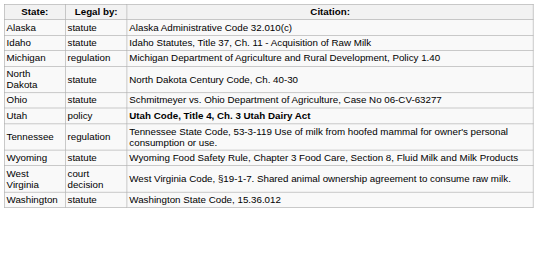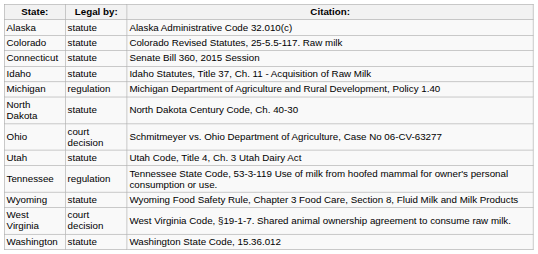+ row: (26, 43)
+ row: (32, 58)
(82, 100) statute -> (85, 137) court decision
(80, 116) policy -> (82, 158) statute
(220, 116) bold -> (215, 158) normal
